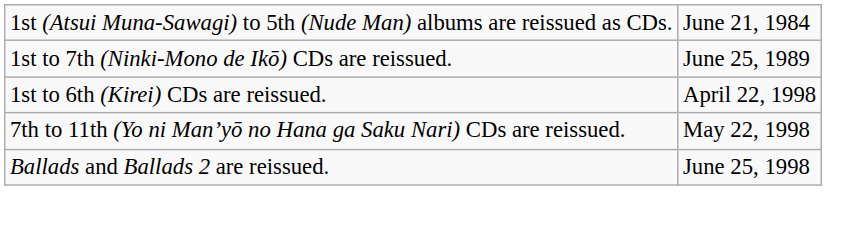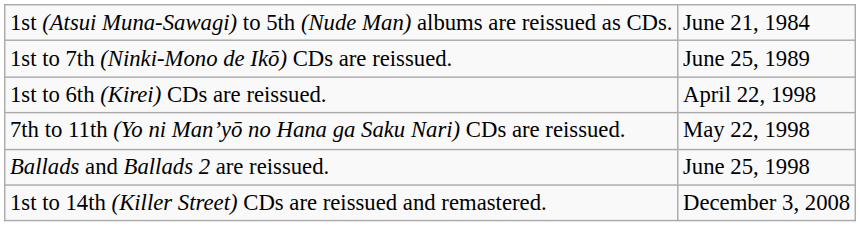+ row: (278, 202)
